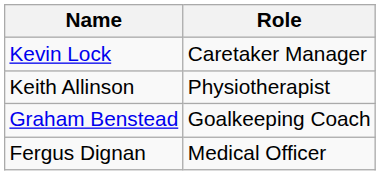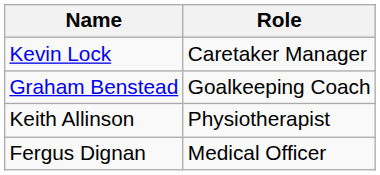rows swapped: (94, 119) <-> (72, 86)
